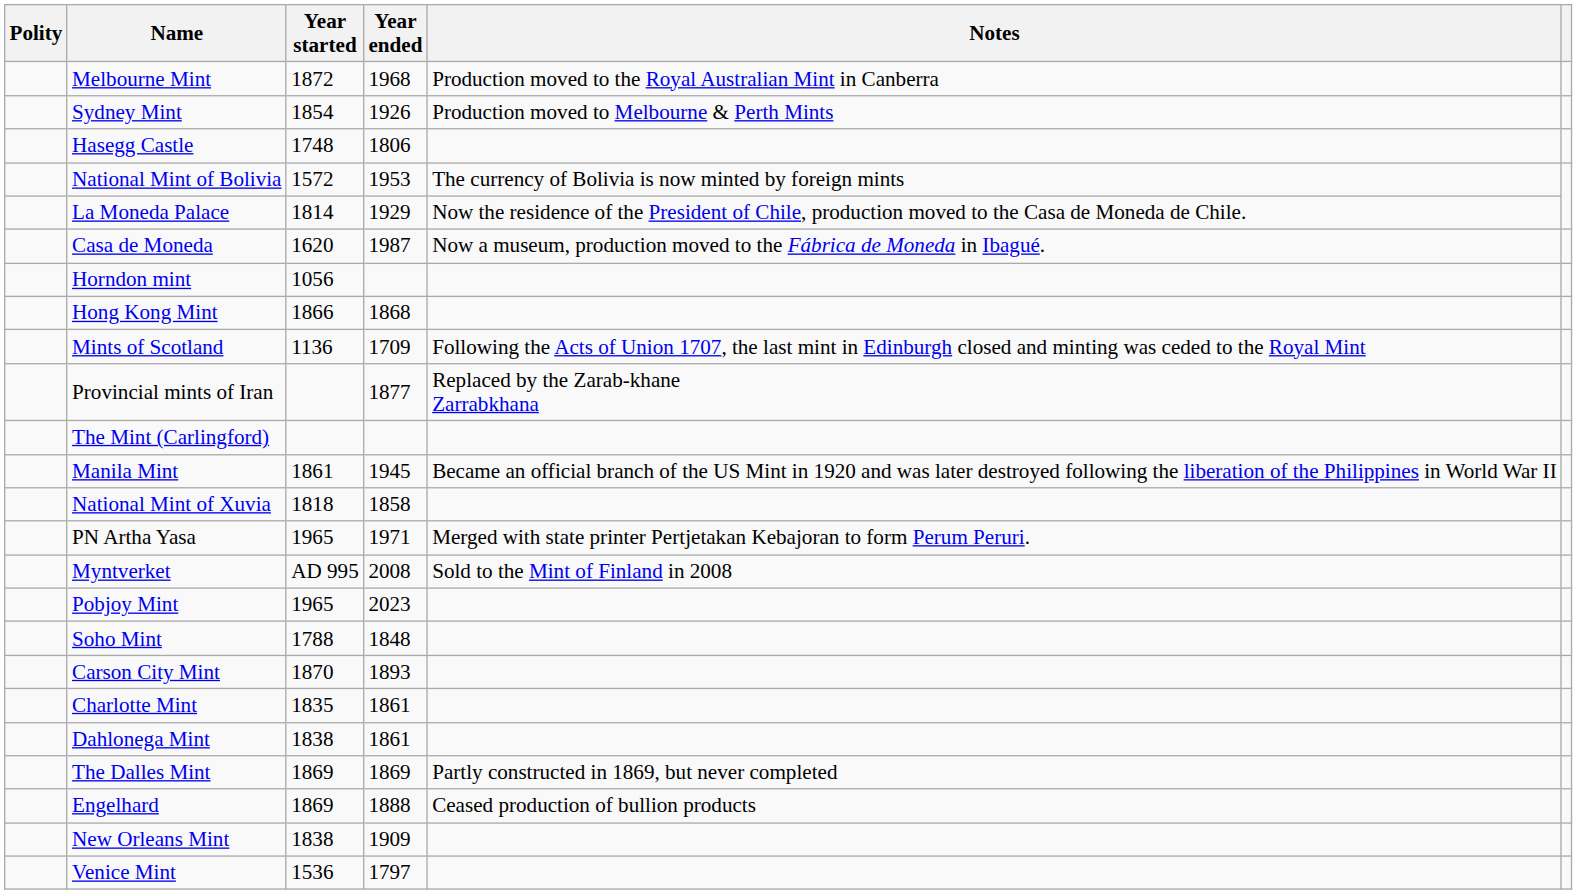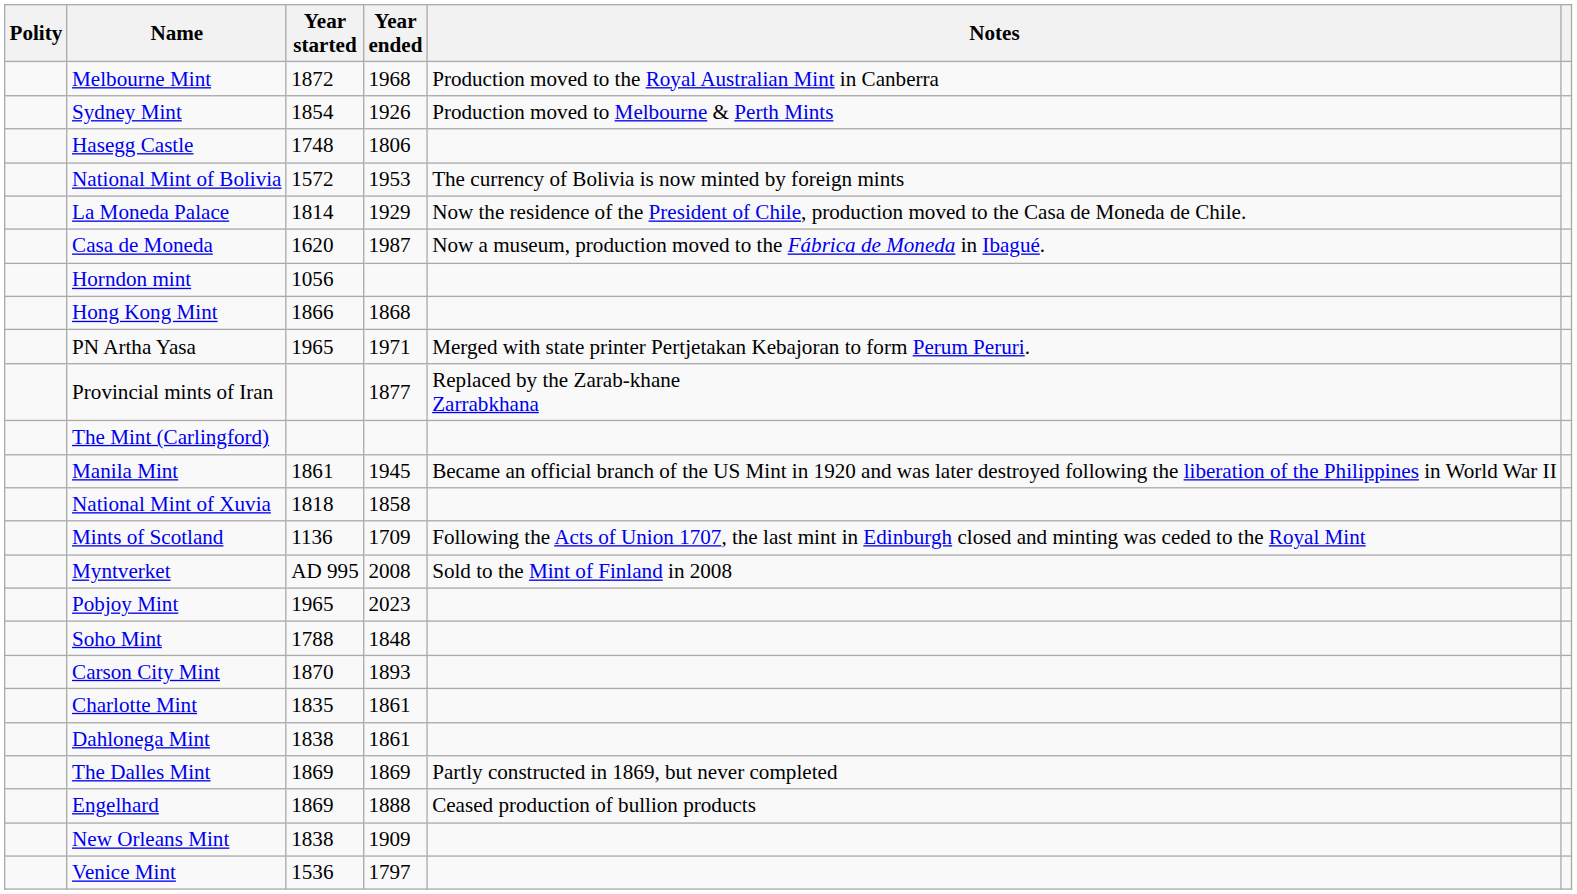rows swapped: (134, 537) <-> (148, 346)
